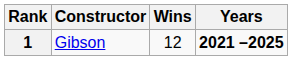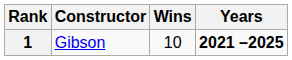(173, 42) 12 -> (173, 42) 10
